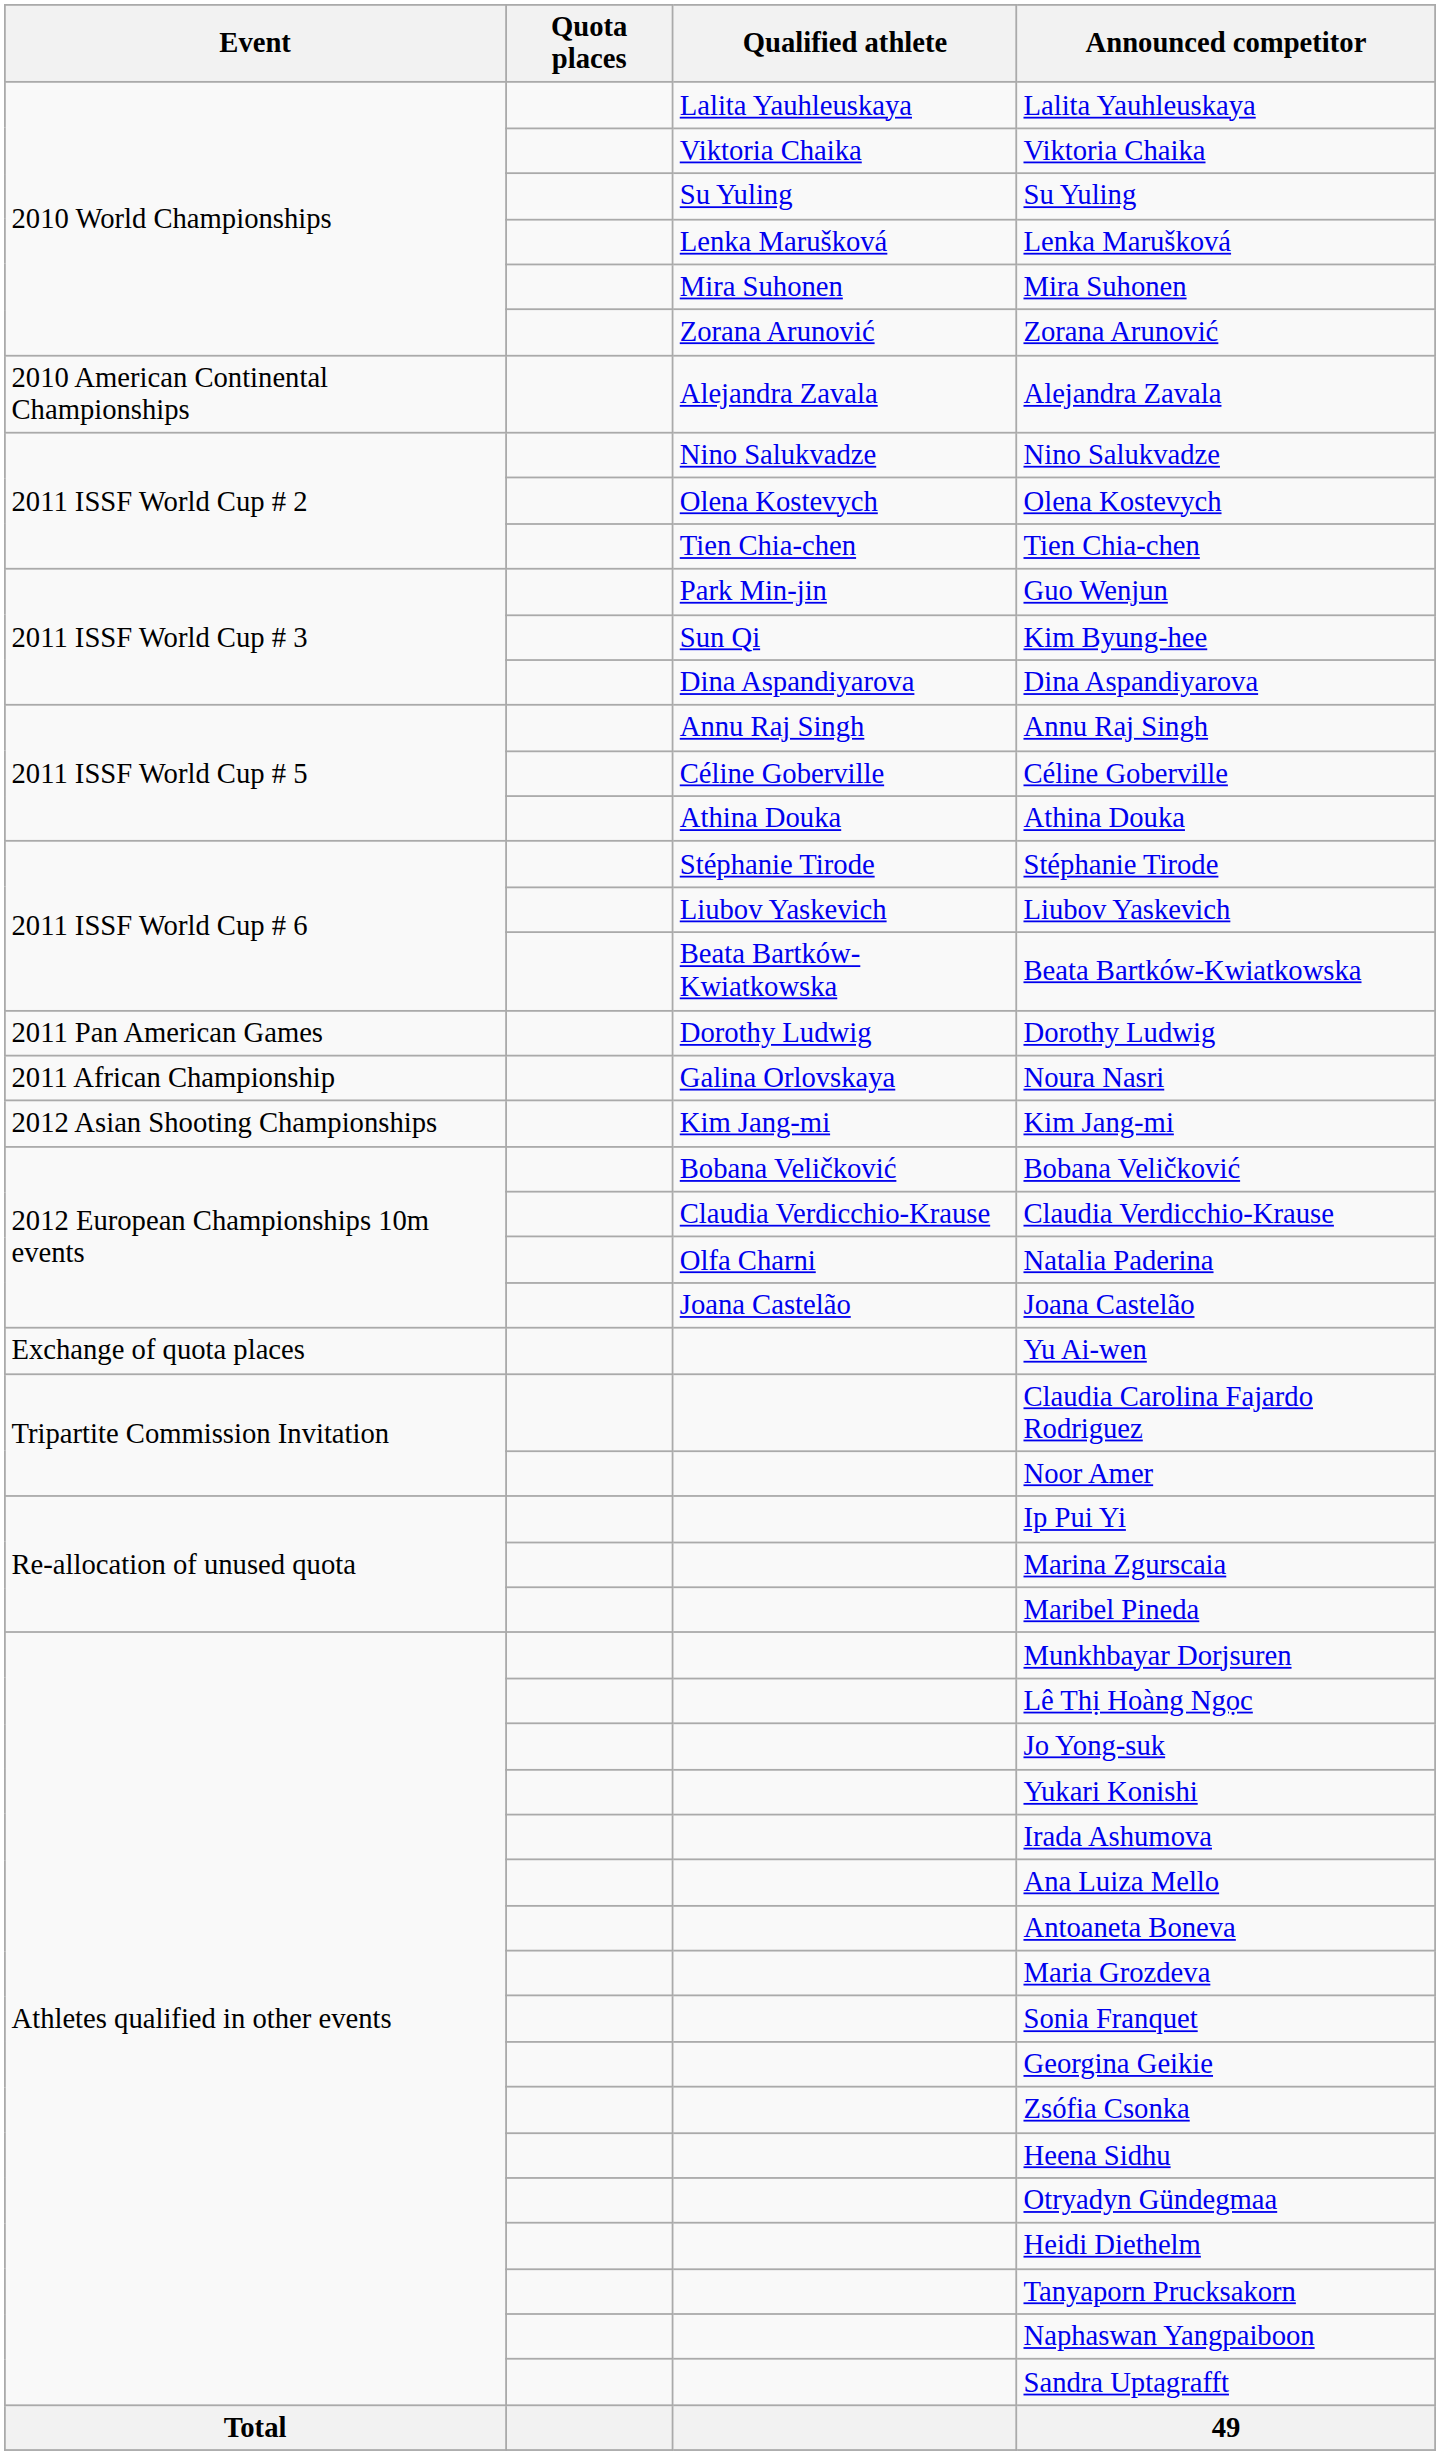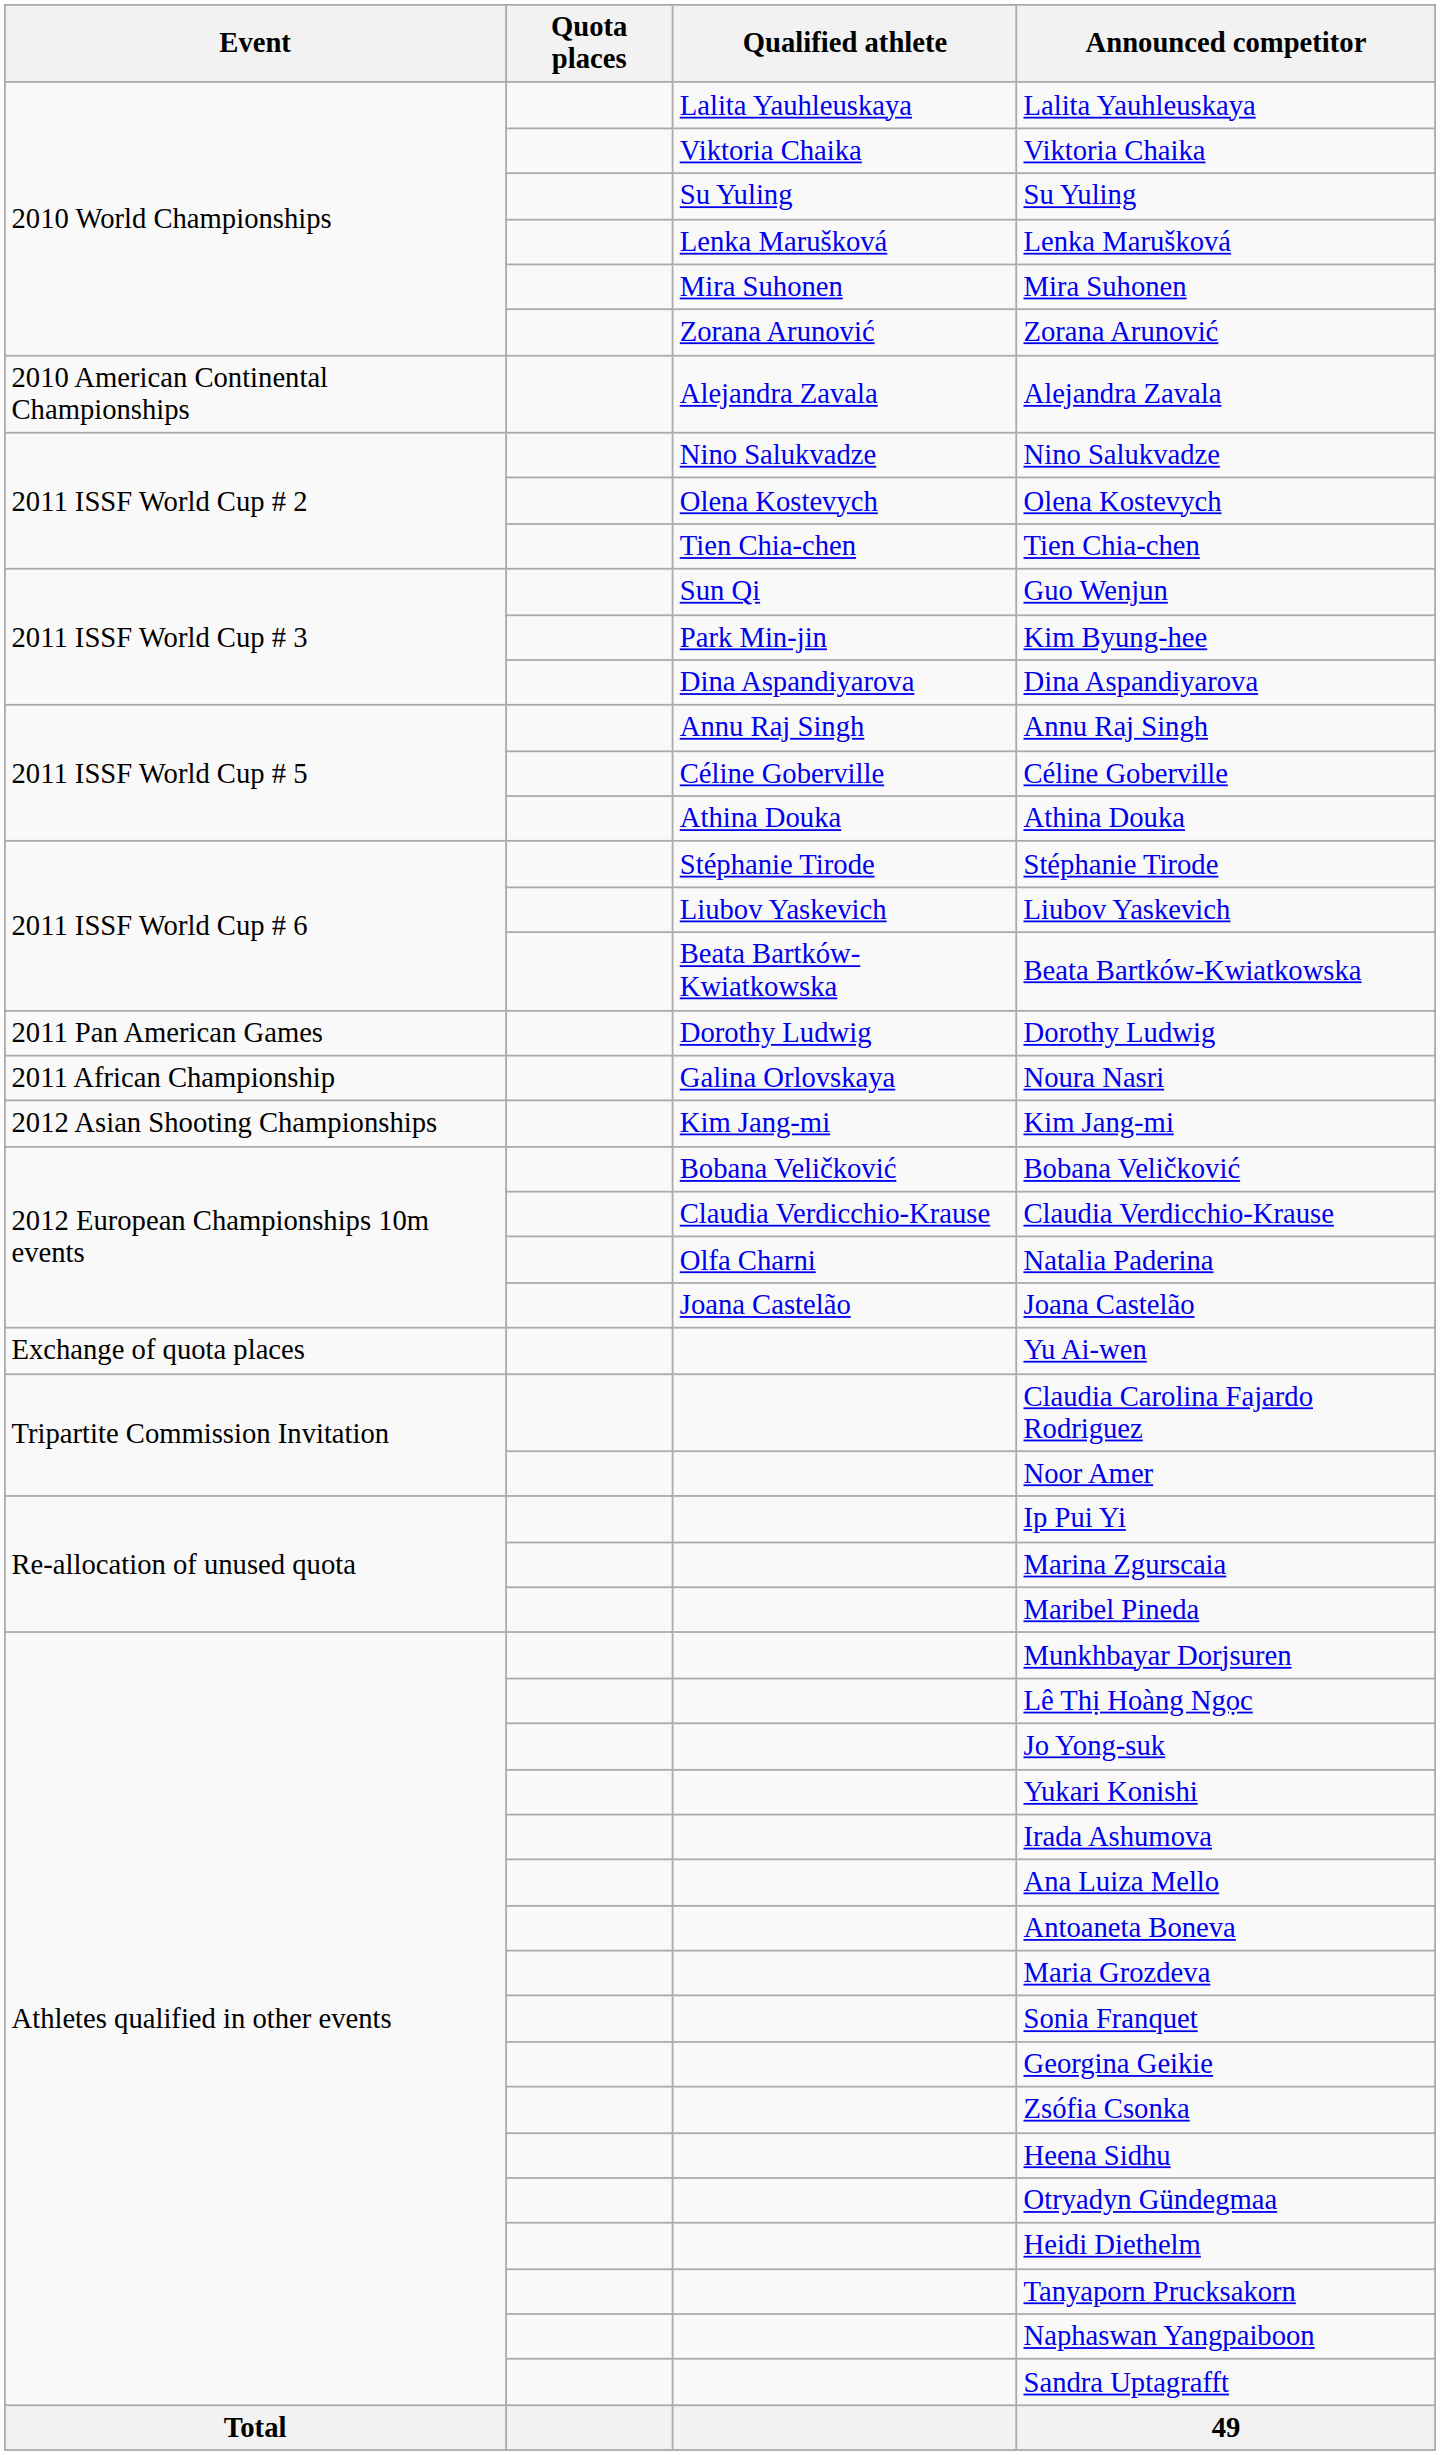(753, 591) Park Min-jin -> (720, 591) Sun Qi
(720, 636) Sun Qi -> (753, 636) Park Min-jin
